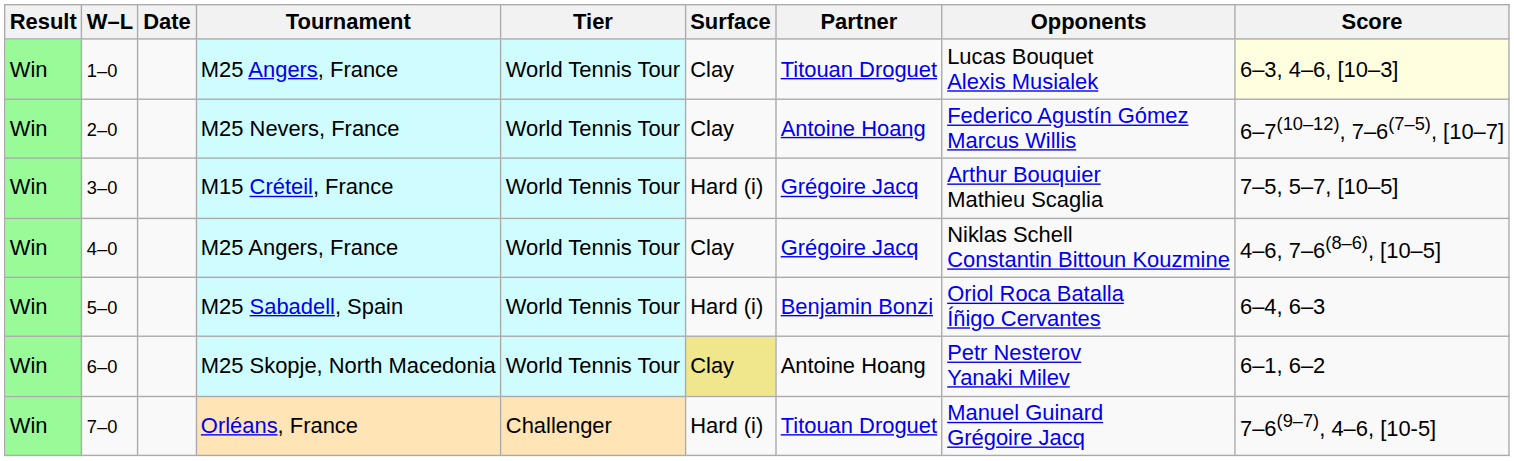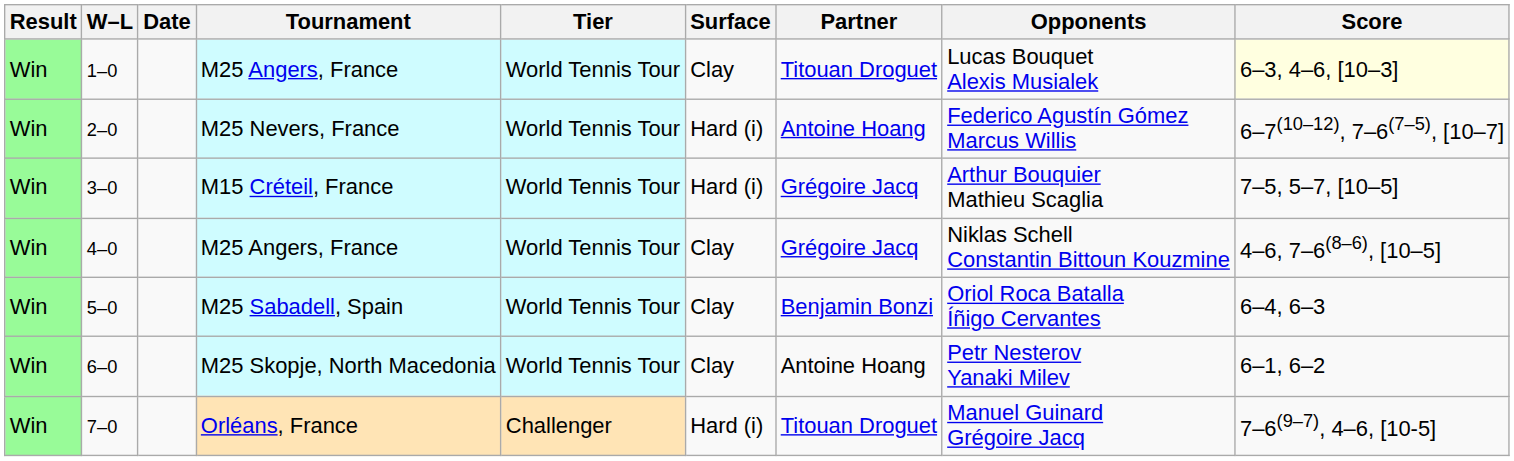(712, 128) Clay -> (727, 128) Hard (i)
(727, 306) Hard (i) -> (712, 306) Clay
(712, 366) khaki background -> (712, 366) no background
